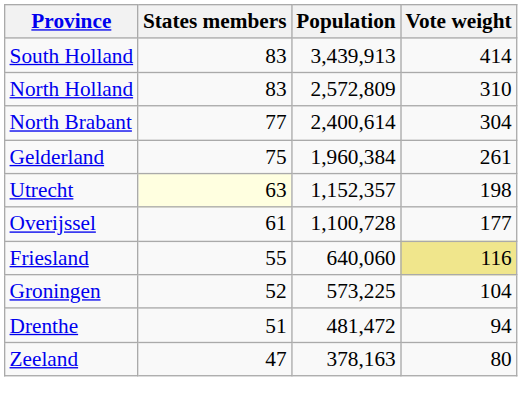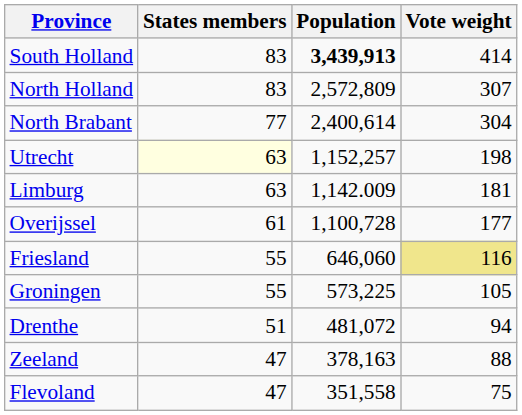(353, 55) normal -> (353, 55) bold
(496, 88) 310 -> (496, 88) 307
- row: (57, 156)
(353, 190) 1,152,357 -> (353, 156) 1,152,257
+ row: (47, 190)
(361, 257) 640,060 -> (361, 257) 646,060
(276, 291) 52 -> (276, 291) 55
(496, 291) 104 -> (496, 291) 105
(361, 325) 481,472 -> (361, 325) 481,072
(501, 358) 80 -> (501, 358) 88
+ row: (52, 392)
